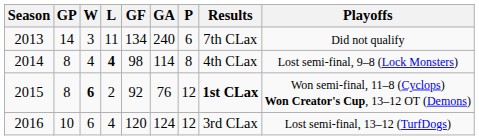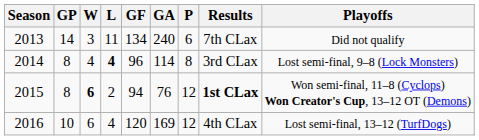(136, 61) 98 -> (136, 61) 96
(230, 61) 4th CLax -> (230, 61) 3rd CLax
(136, 92) 92 -> (136, 92) 94
(164, 123) 124 -> (164, 123) 169
(230, 123) 3rd CLax -> (230, 123) 4th CLax
